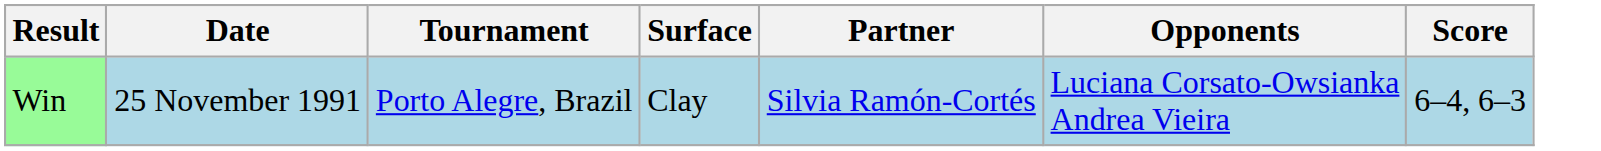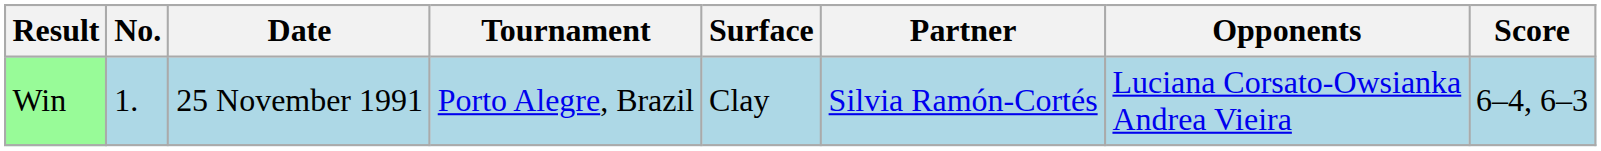+ column: (138, 29)
